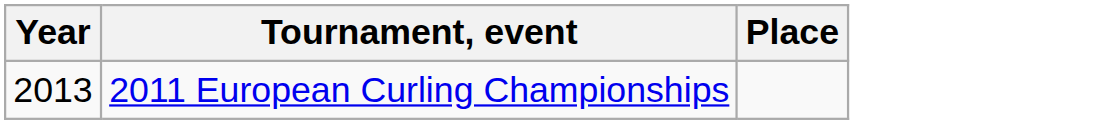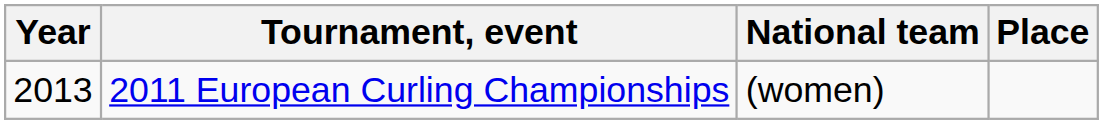+ column: (863, 32)
